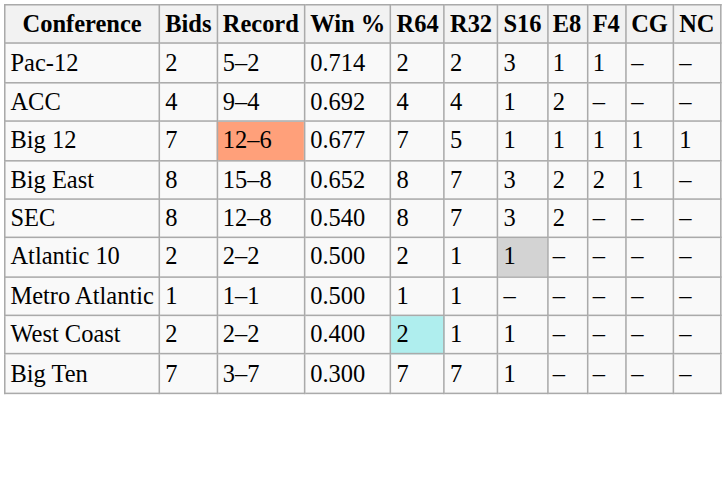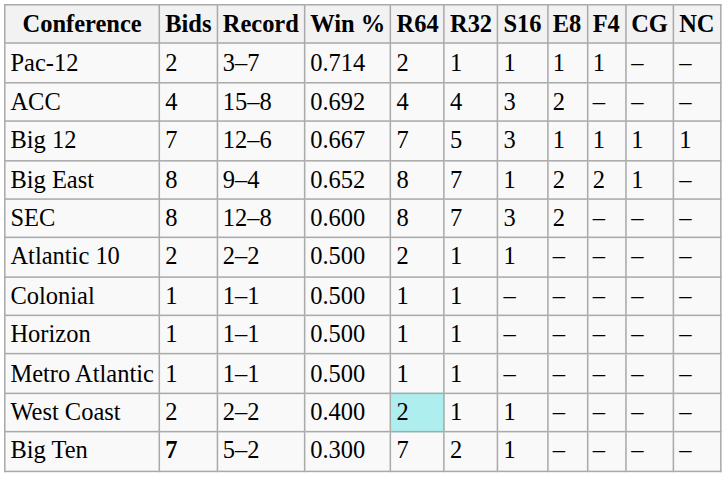(241, 62) 5–2 -> (241, 62) 3–7
(456, 62) 2 -> (456, 62) 1
(510, 62) 3 -> (510, 62) 1
(241, 101) 9–4 -> (247, 101) 15–8
(510, 101) 1 -> (510, 101) 3
(247, 140) lightsalmon background -> (247, 140) no background
(338, 140) 0.677 -> (338, 140) 0.667
(510, 140) 1 -> (510, 140) 3
(247, 179) 15–8 -> (241, 179) 9–4
(510, 179) 3 -> (510, 179) 1
(338, 218) 0.540 -> (338, 218) 0.600
(510, 256) lightgrey background -> (510, 256) no background
+ row: (53, 295)
+ row: (51, 334)
(171, 373) normal -> (171, 450) bold
(241, 373) 3–7 -> (241, 450) 5–2
(456, 373) 7 -> (456, 450) 2
